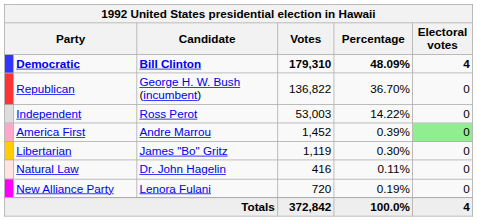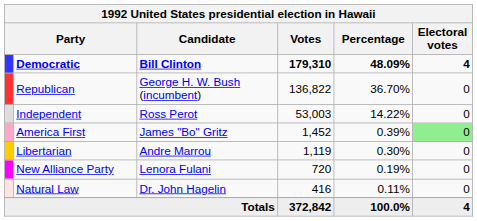(175, 133) Andre Marrou -> (184, 133) James "Bo" Gritz
(184, 151) James "Bo" Gritz -> (175, 151) Andre Marrou
rows swapped: (65, 188) <-> (47, 170)
